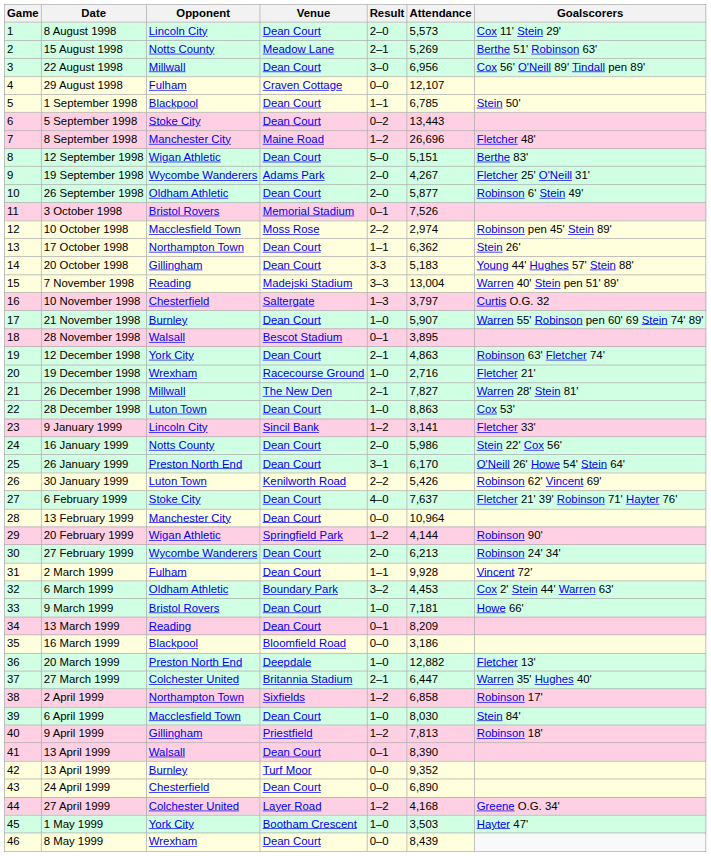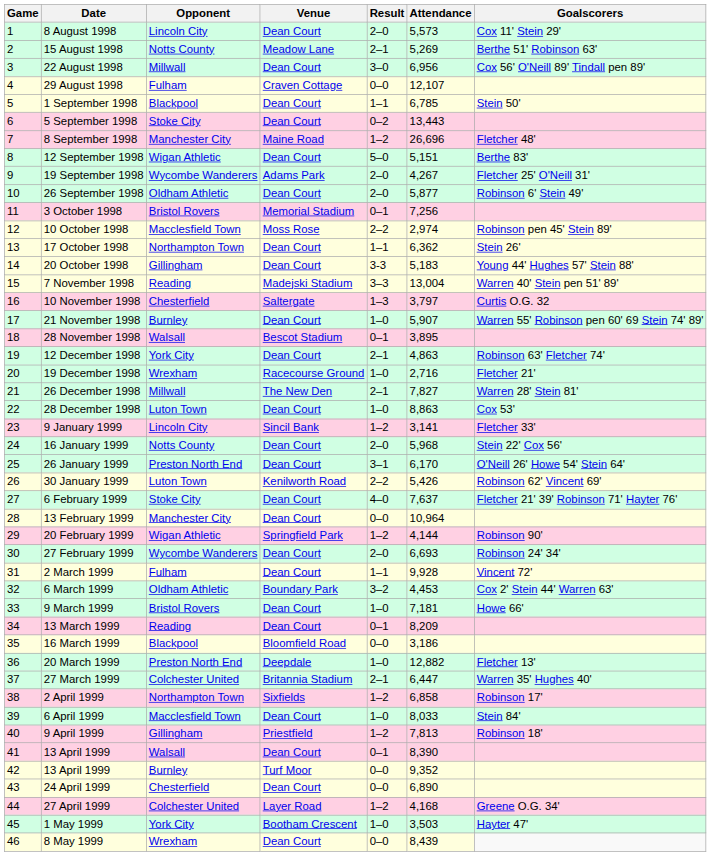(424, 211) 7,526 -> (424, 211) 7,256
(424, 445) 5,986 -> (424, 445) 5,968
(424, 553) 6,213 -> (424, 553) 6,693
(424, 716) 8,030 -> (424, 716) 8,033
